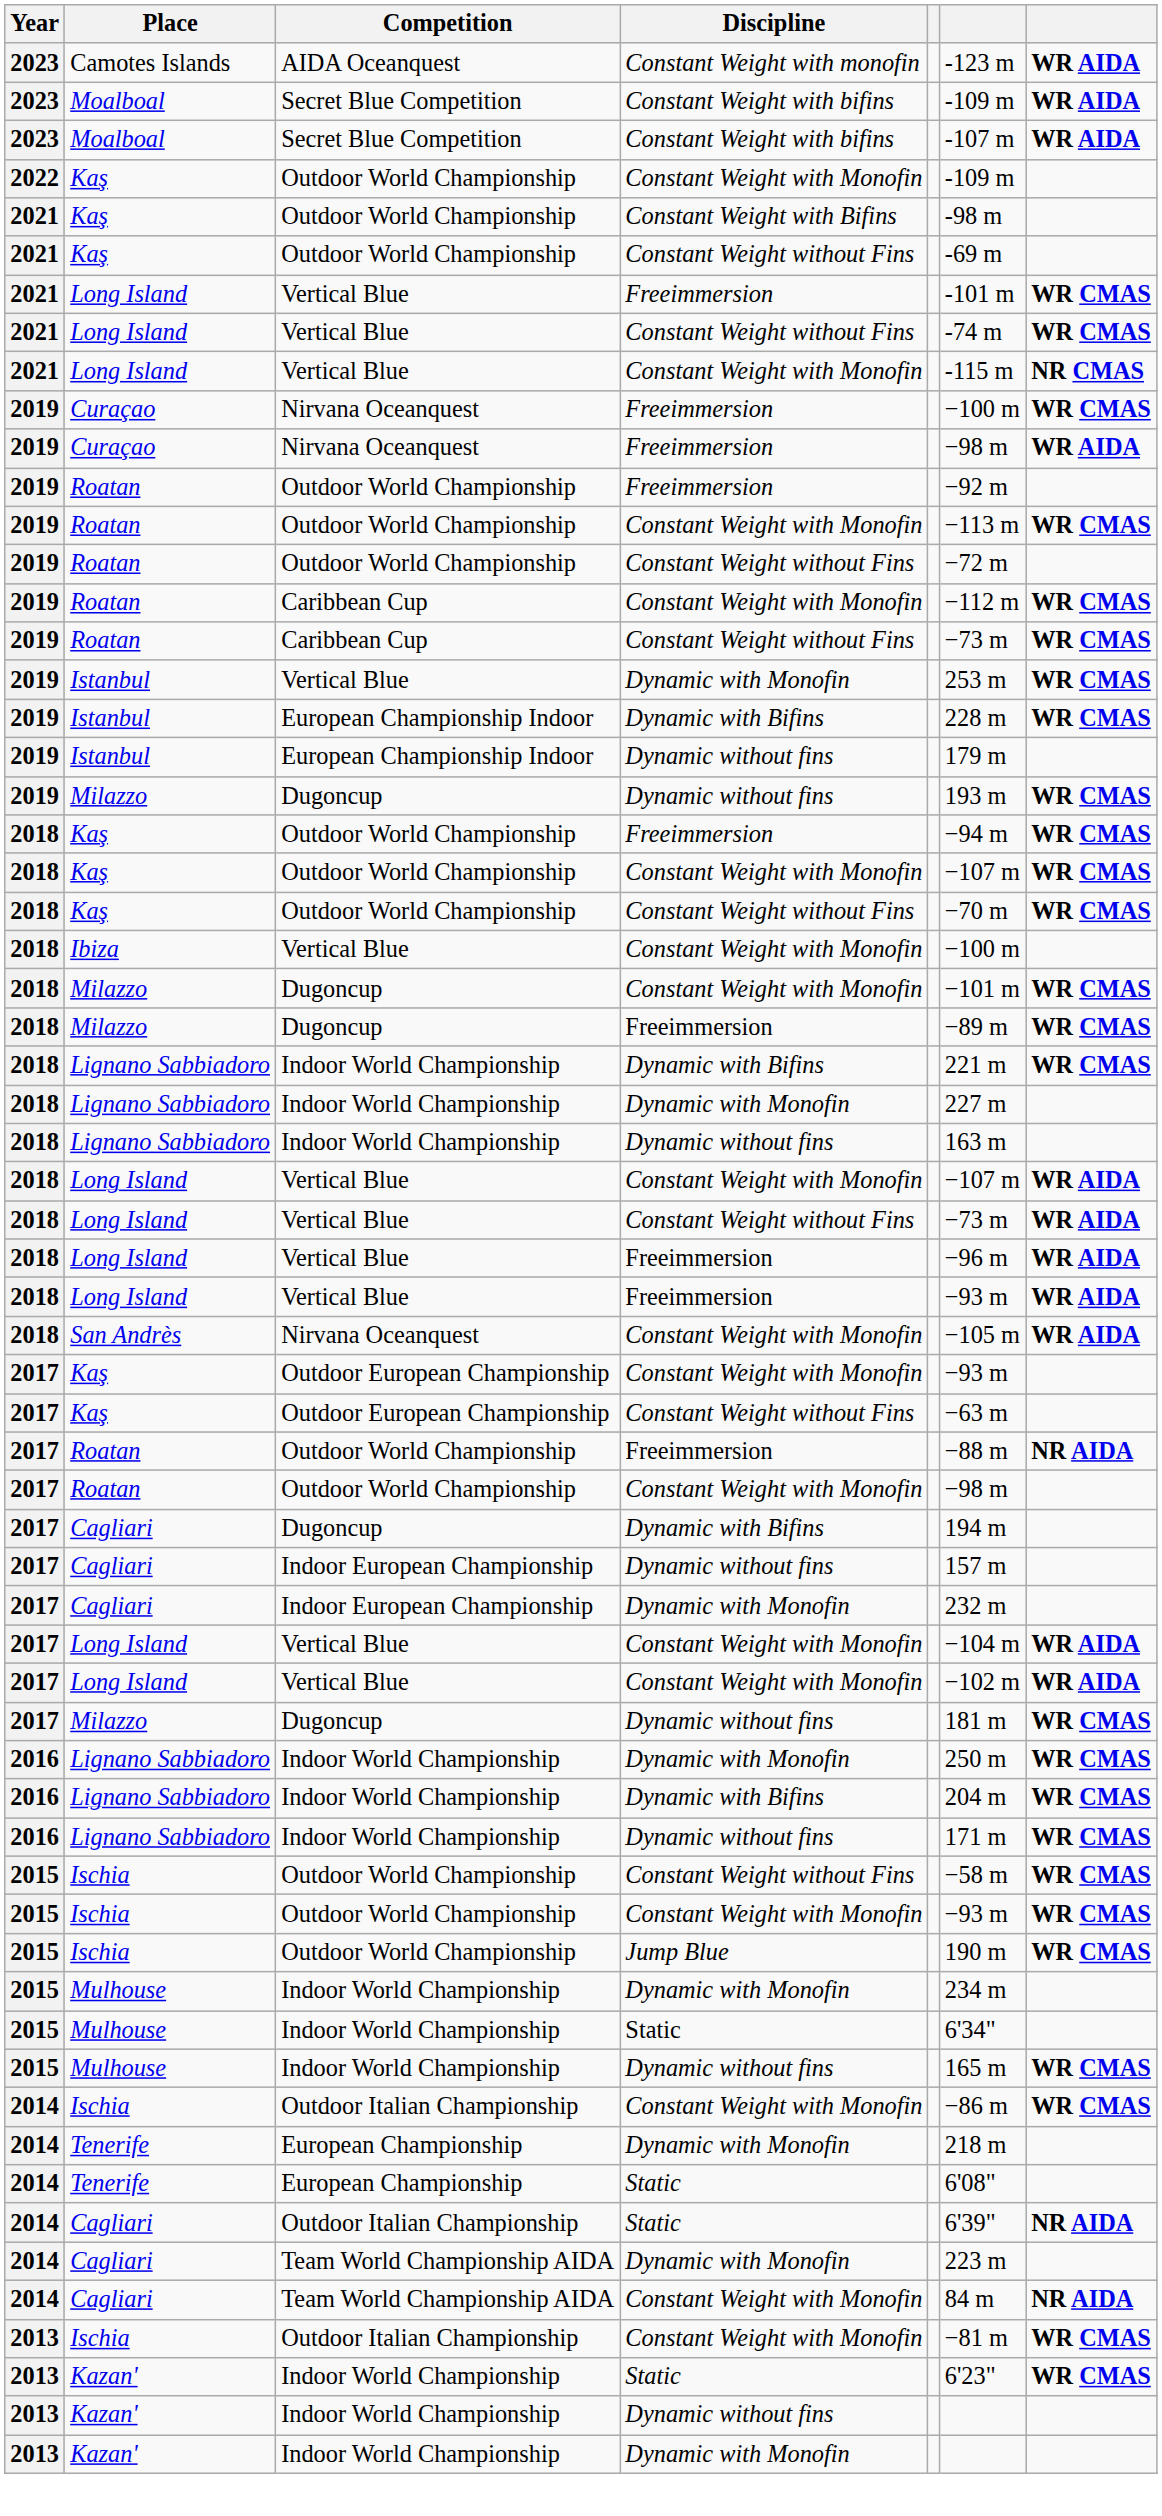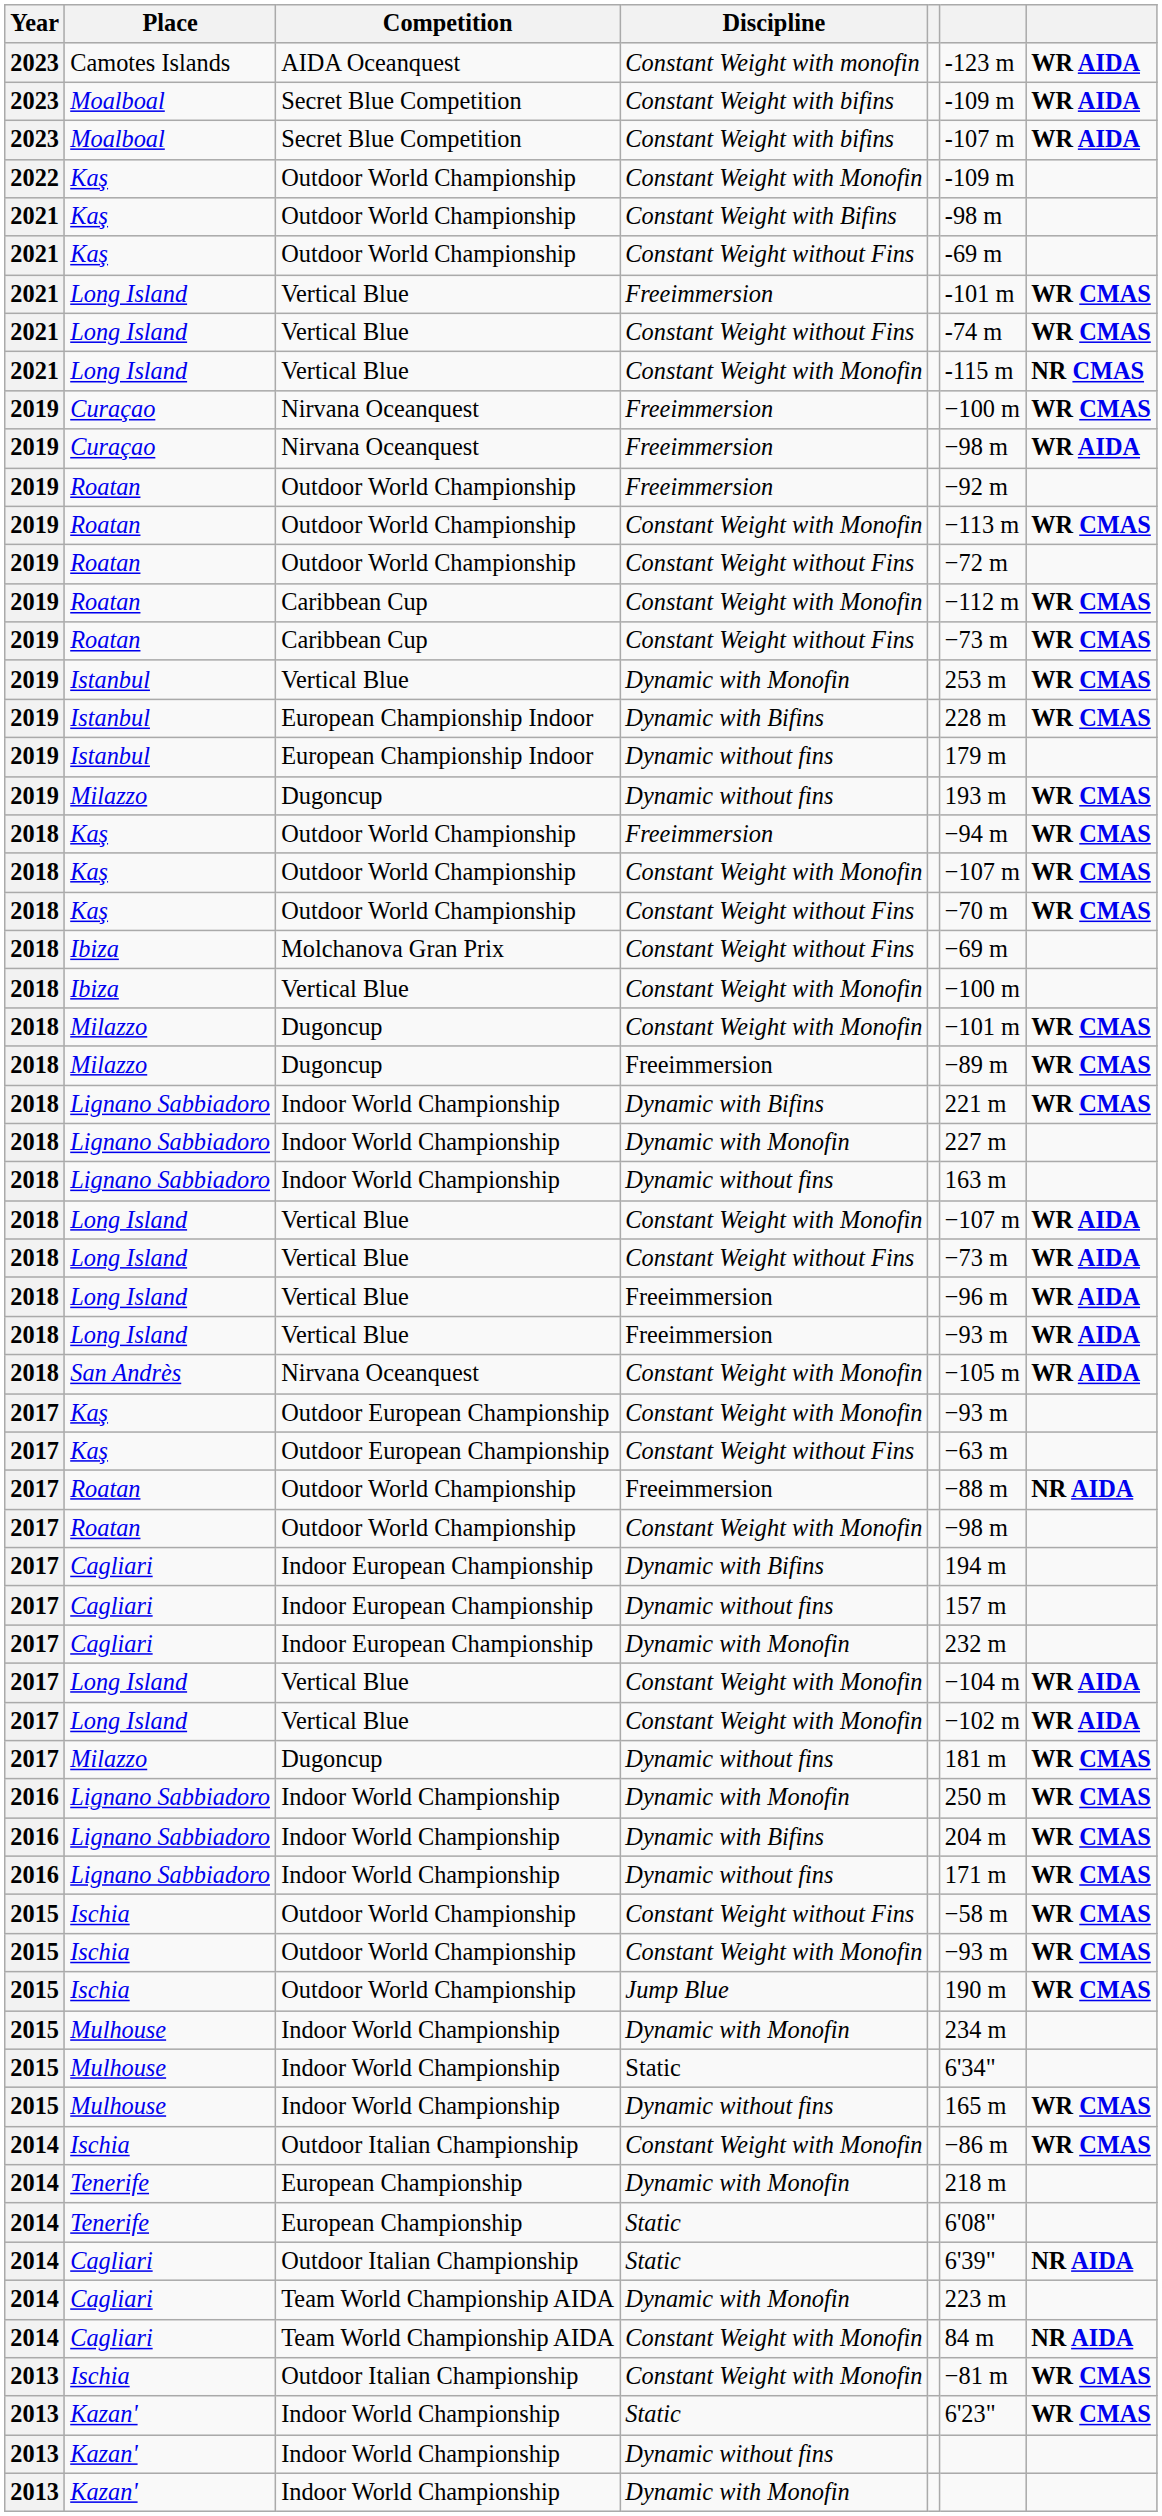+ row: (95, 949)
(332, 1528) Dugoncup -> (437, 1566) Indoor European Championship
